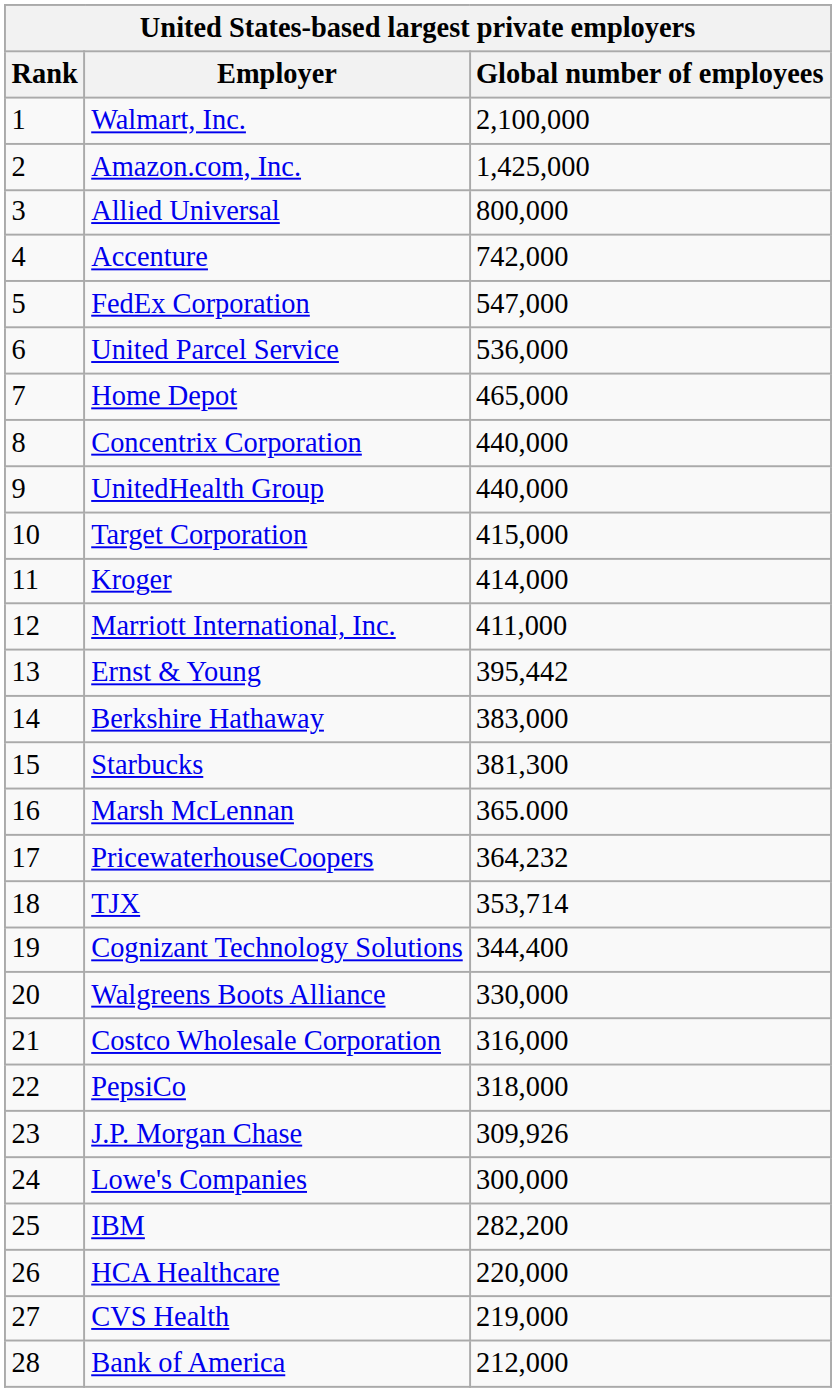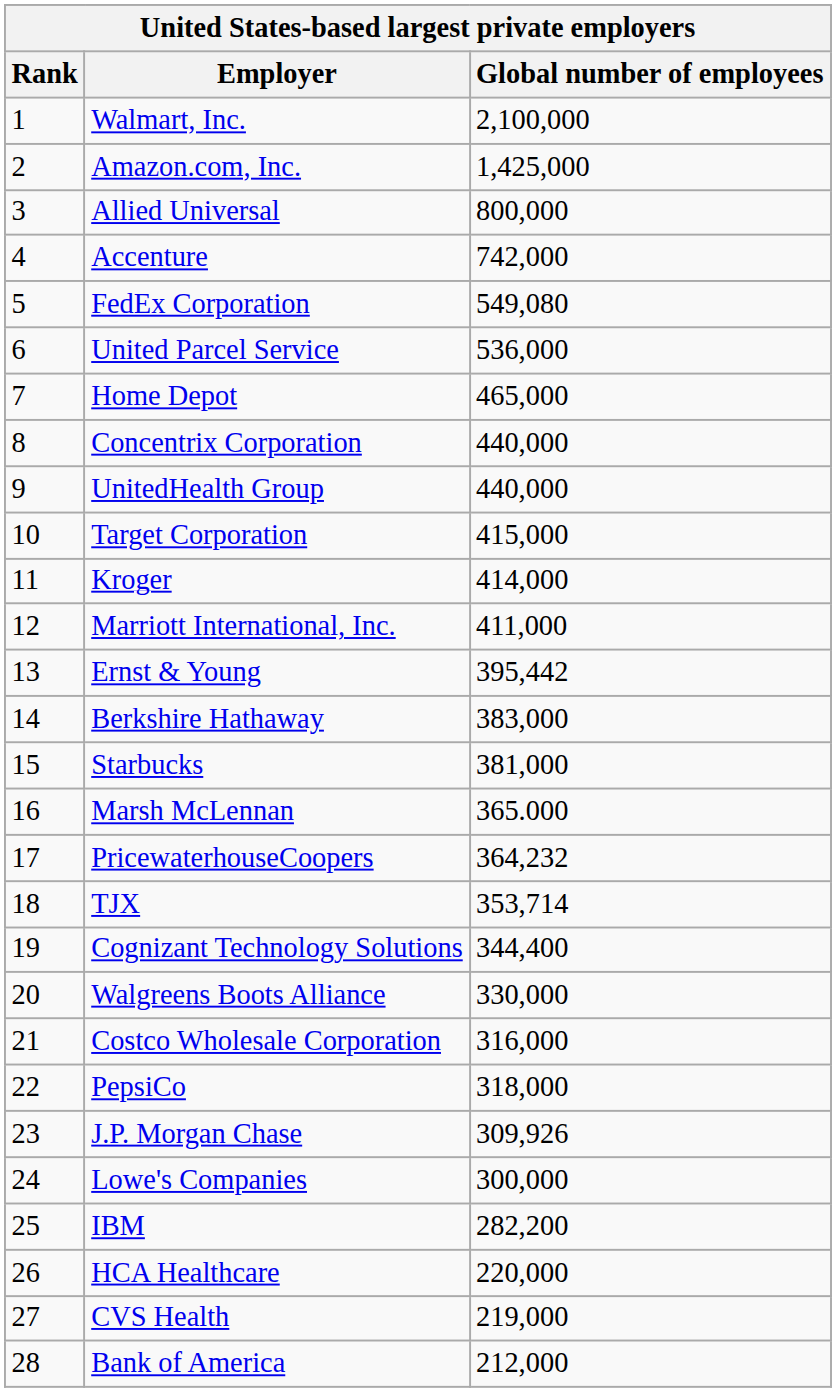(522, 303) 547,000 -> (522, 303) 549,080
(522, 764) 381,300 -> (522, 764) 381,000
